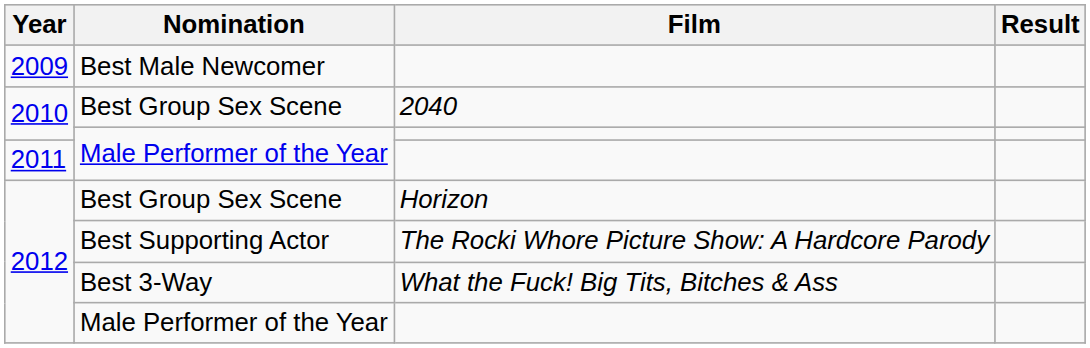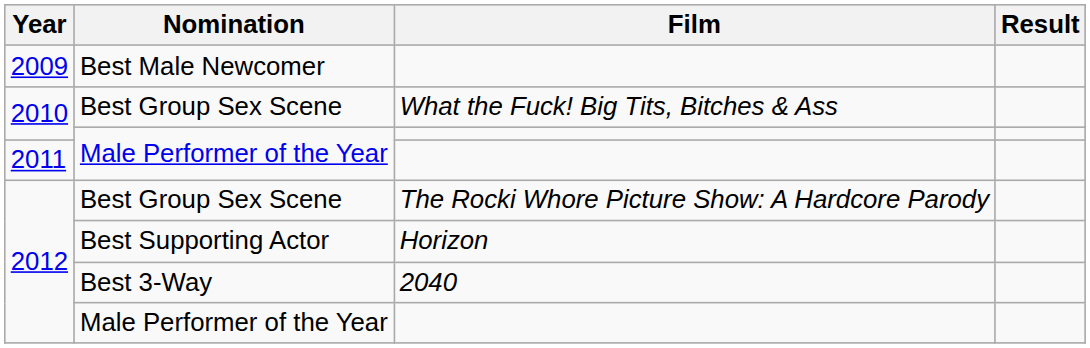(428, 106) 2040 -> (619, 106) What the Fuck! Big Tits, Bitches & Ass
(444, 200) Horizon -> (694, 200) The Rocki Whore Picture Show: A Hardcore Parody
(694, 241) The Rocki Whore Picture Show: A Hardcore Parody -> (444, 241) Horizon
(619, 281) What the Fuck! Big Tits, Bitches & Ass -> (428, 281) 2040
